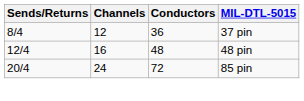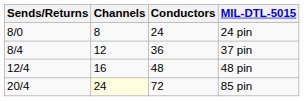+ row: (236, 31)
(100, 68) no background -> (100, 86) lightyellow background
